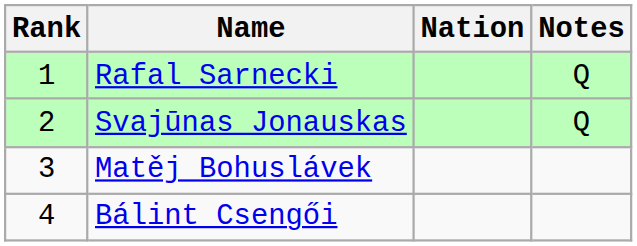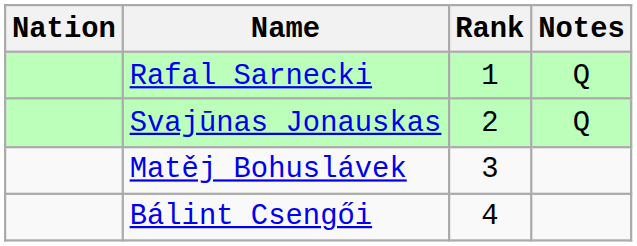columns swapped: (47, 29) <-> (472, 29)
